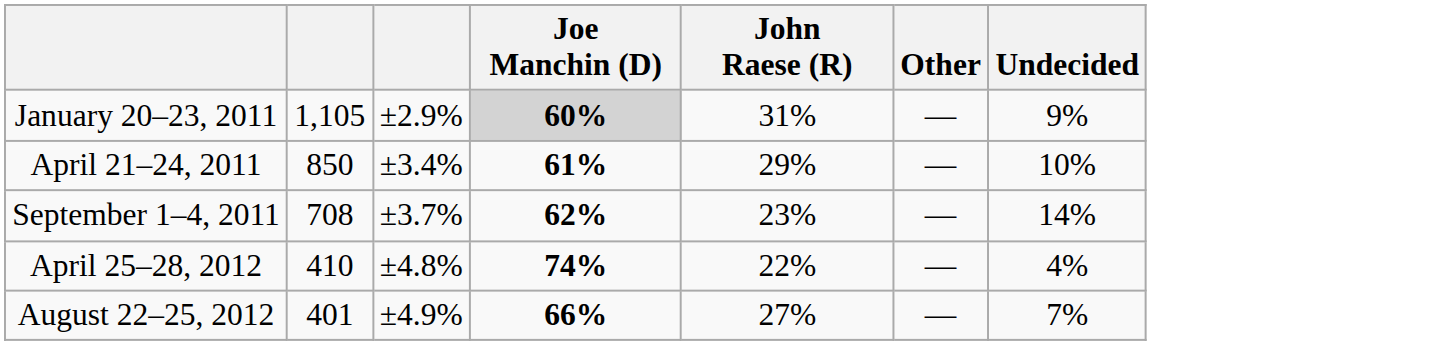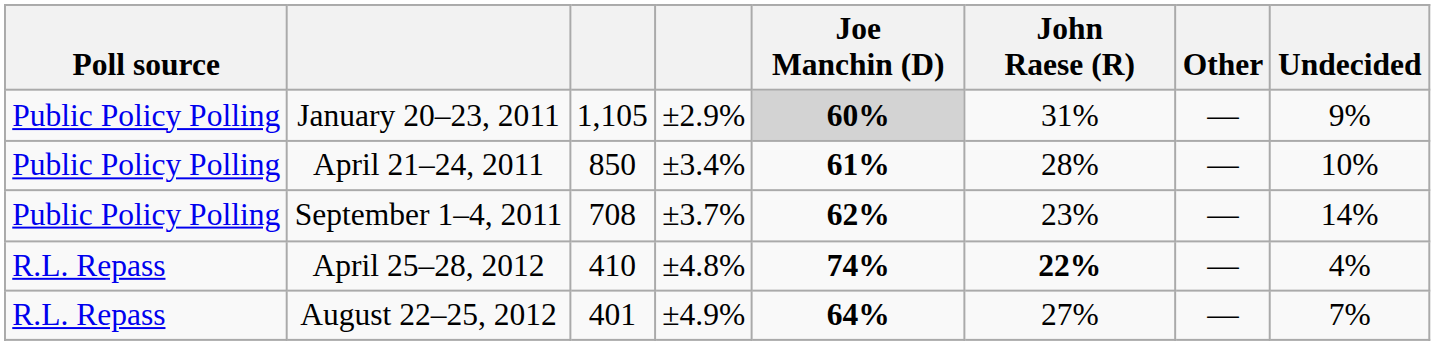+ column: (146, 64)
(787, 164) 29% -> (1070, 164) 28%
(787, 264) normal -> (1070, 264) bold
(576, 314) 66% -> (858, 314) 64%
